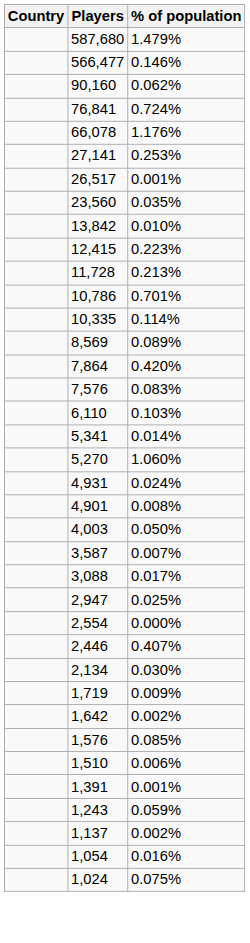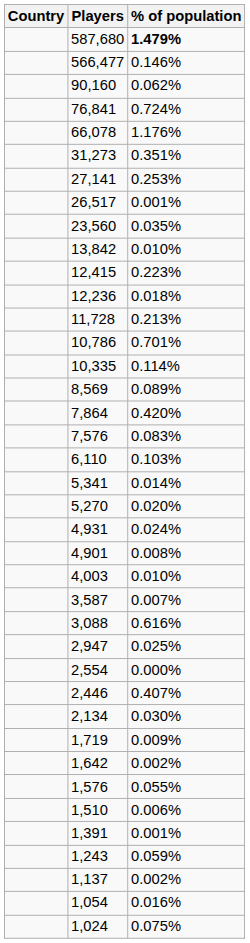(156, 39) normal -> (156, 39) bold
+ row: (94, 156)
+ row: (94, 296)
(156, 459) 1.060% -> (156, 506) 0.020%
(156, 529) 0.050% -> (156, 576) 0.010%
(156, 576) 0.017% -> (156, 623) 0.616%
(156, 739) 0.085% -> (156, 786) 0.055%
